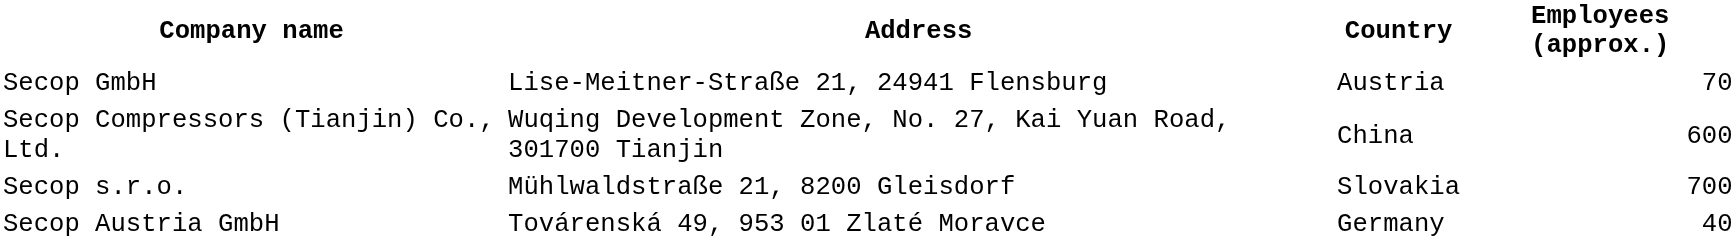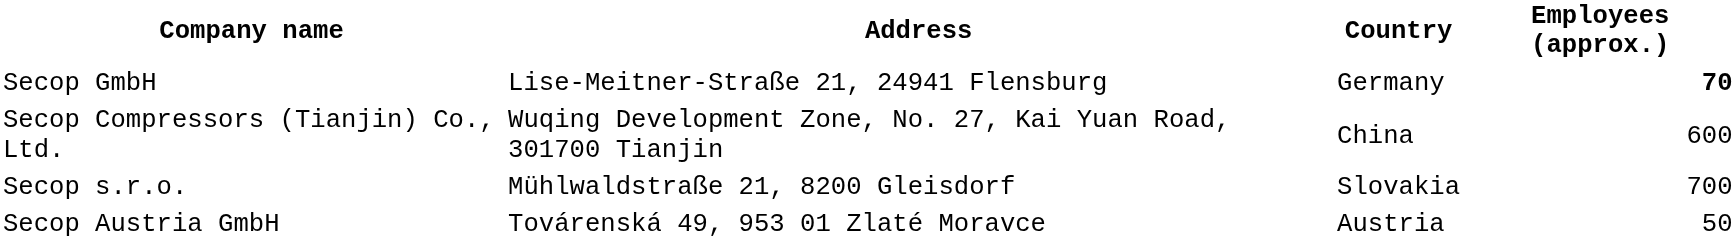(1391, 83) Austria -> (1391, 83) Germany
(1717, 83) normal -> (1717, 83) bold
(1391, 225) Germany -> (1391, 225) Austria
(1717, 225) 40 -> (1717, 225) 50
